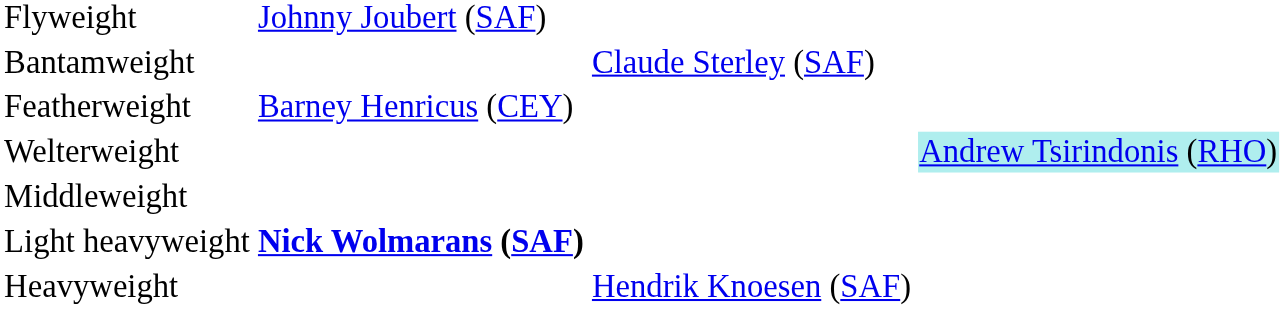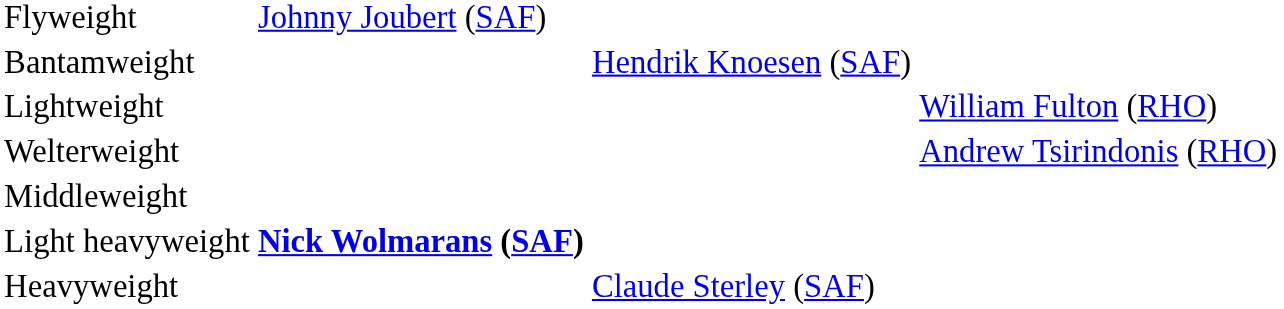(733, 61) Claude Sterley (SAF) -> (751, 61) Hendrik Knoesen (SAF)
- row: (97, 106)
+ row: (84, 106)
(1098, 151) paleturquoise background -> (1098, 151) no background
(751, 286) Hendrik Knoesen (SAF) -> (733, 286) Claude Sterley (SAF)
